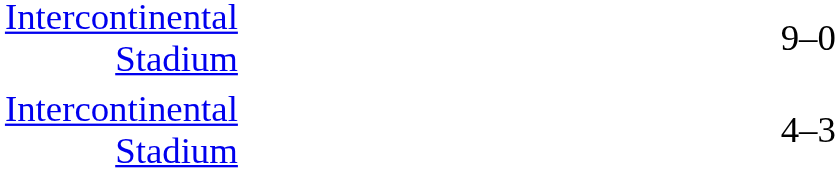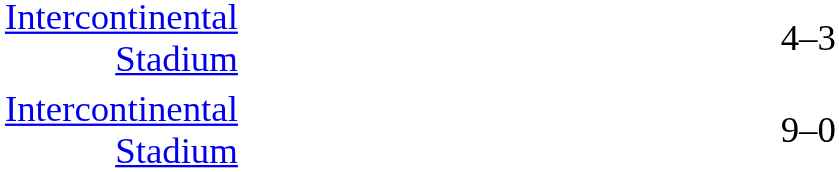rows swapped: (808, 37) <-> (808, 129)
